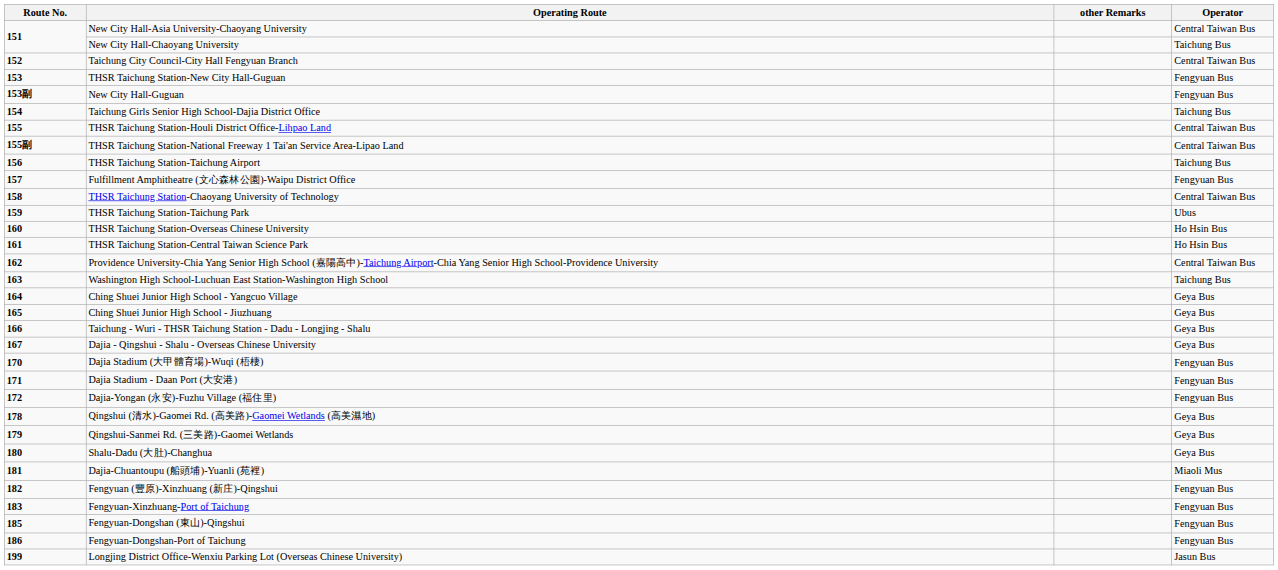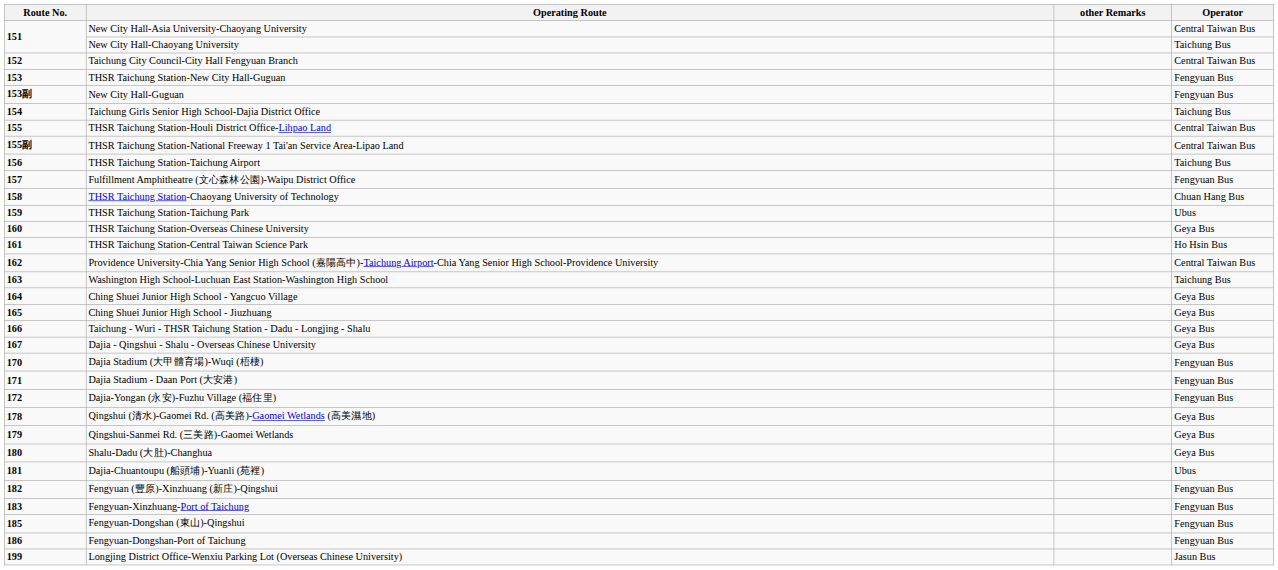(1215, 197) Central Taiwan Bus -> (1209, 197) Chuan Hang Bus
(1201, 229) Ho Hsin Bus -> (1194, 229) Geya Bus
(1198, 471) Miaoli Mus -> (1185, 471) Ubus
